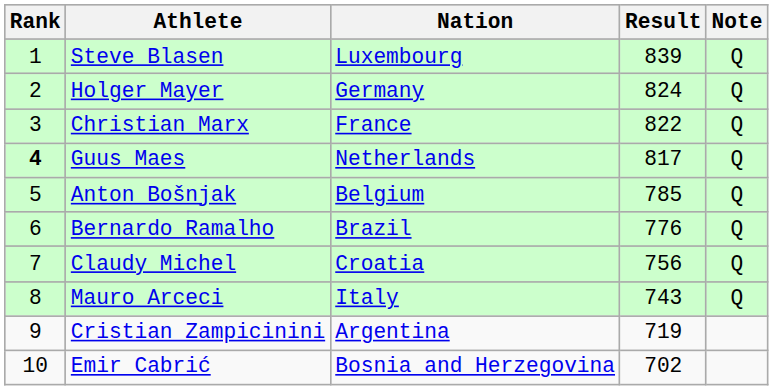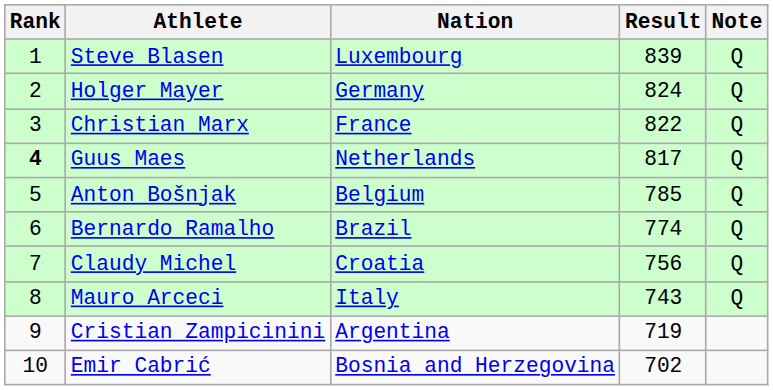(663, 229) 776 -> (663, 229) 774
